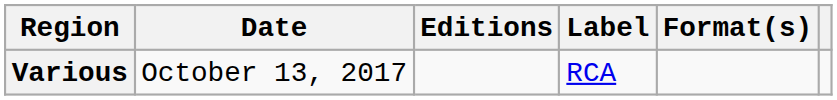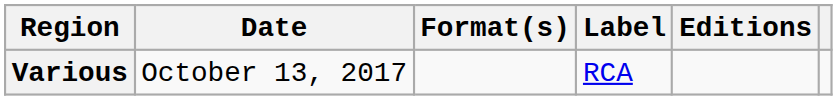columns swapped: (737, 28) <-> (487, 28)
